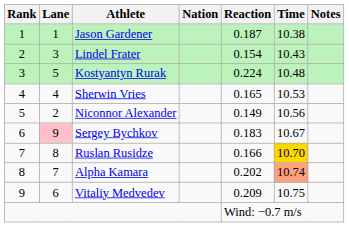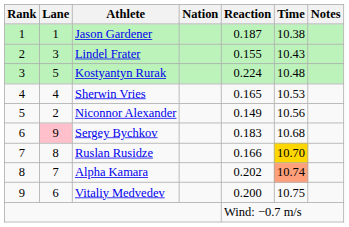(248, 53) 0.154 -> (248, 53) 0.155
(291, 133) 10.67 -> (291, 133) 10.68
(248, 192) 0.209 -> (248, 192) 0.200
